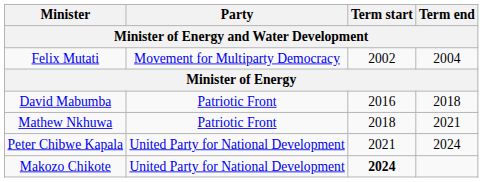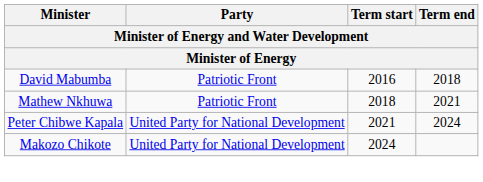- row: (65, 58)
(382, 166) bold -> (382, 144) normal
